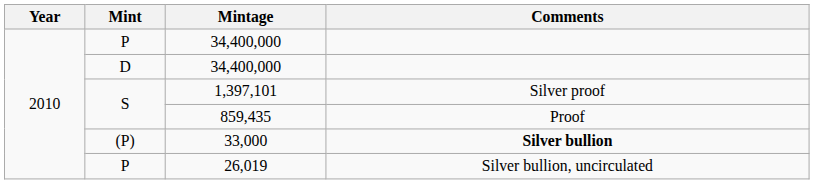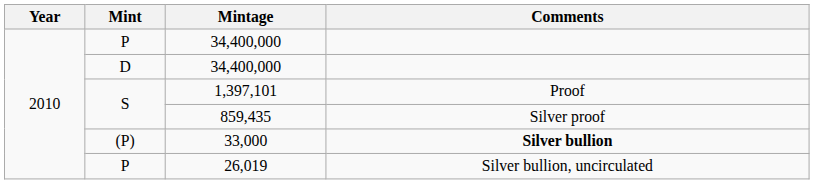(567, 91) Silver proof -> (567, 91) Proof
(567, 116) Proof -> (567, 116) Silver proof
